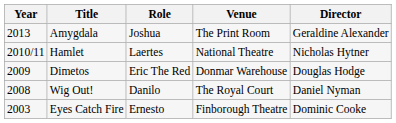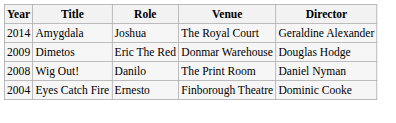(19, 33) 2013 -> (19, 33) 2014
(233, 33) The Print Room -> (220, 33) The Royal Court
- row: (67, 52)
(234, 90) The Royal Court -> (219, 71) The Print Room
(19, 109) 2003 -> (19, 90) 2004
